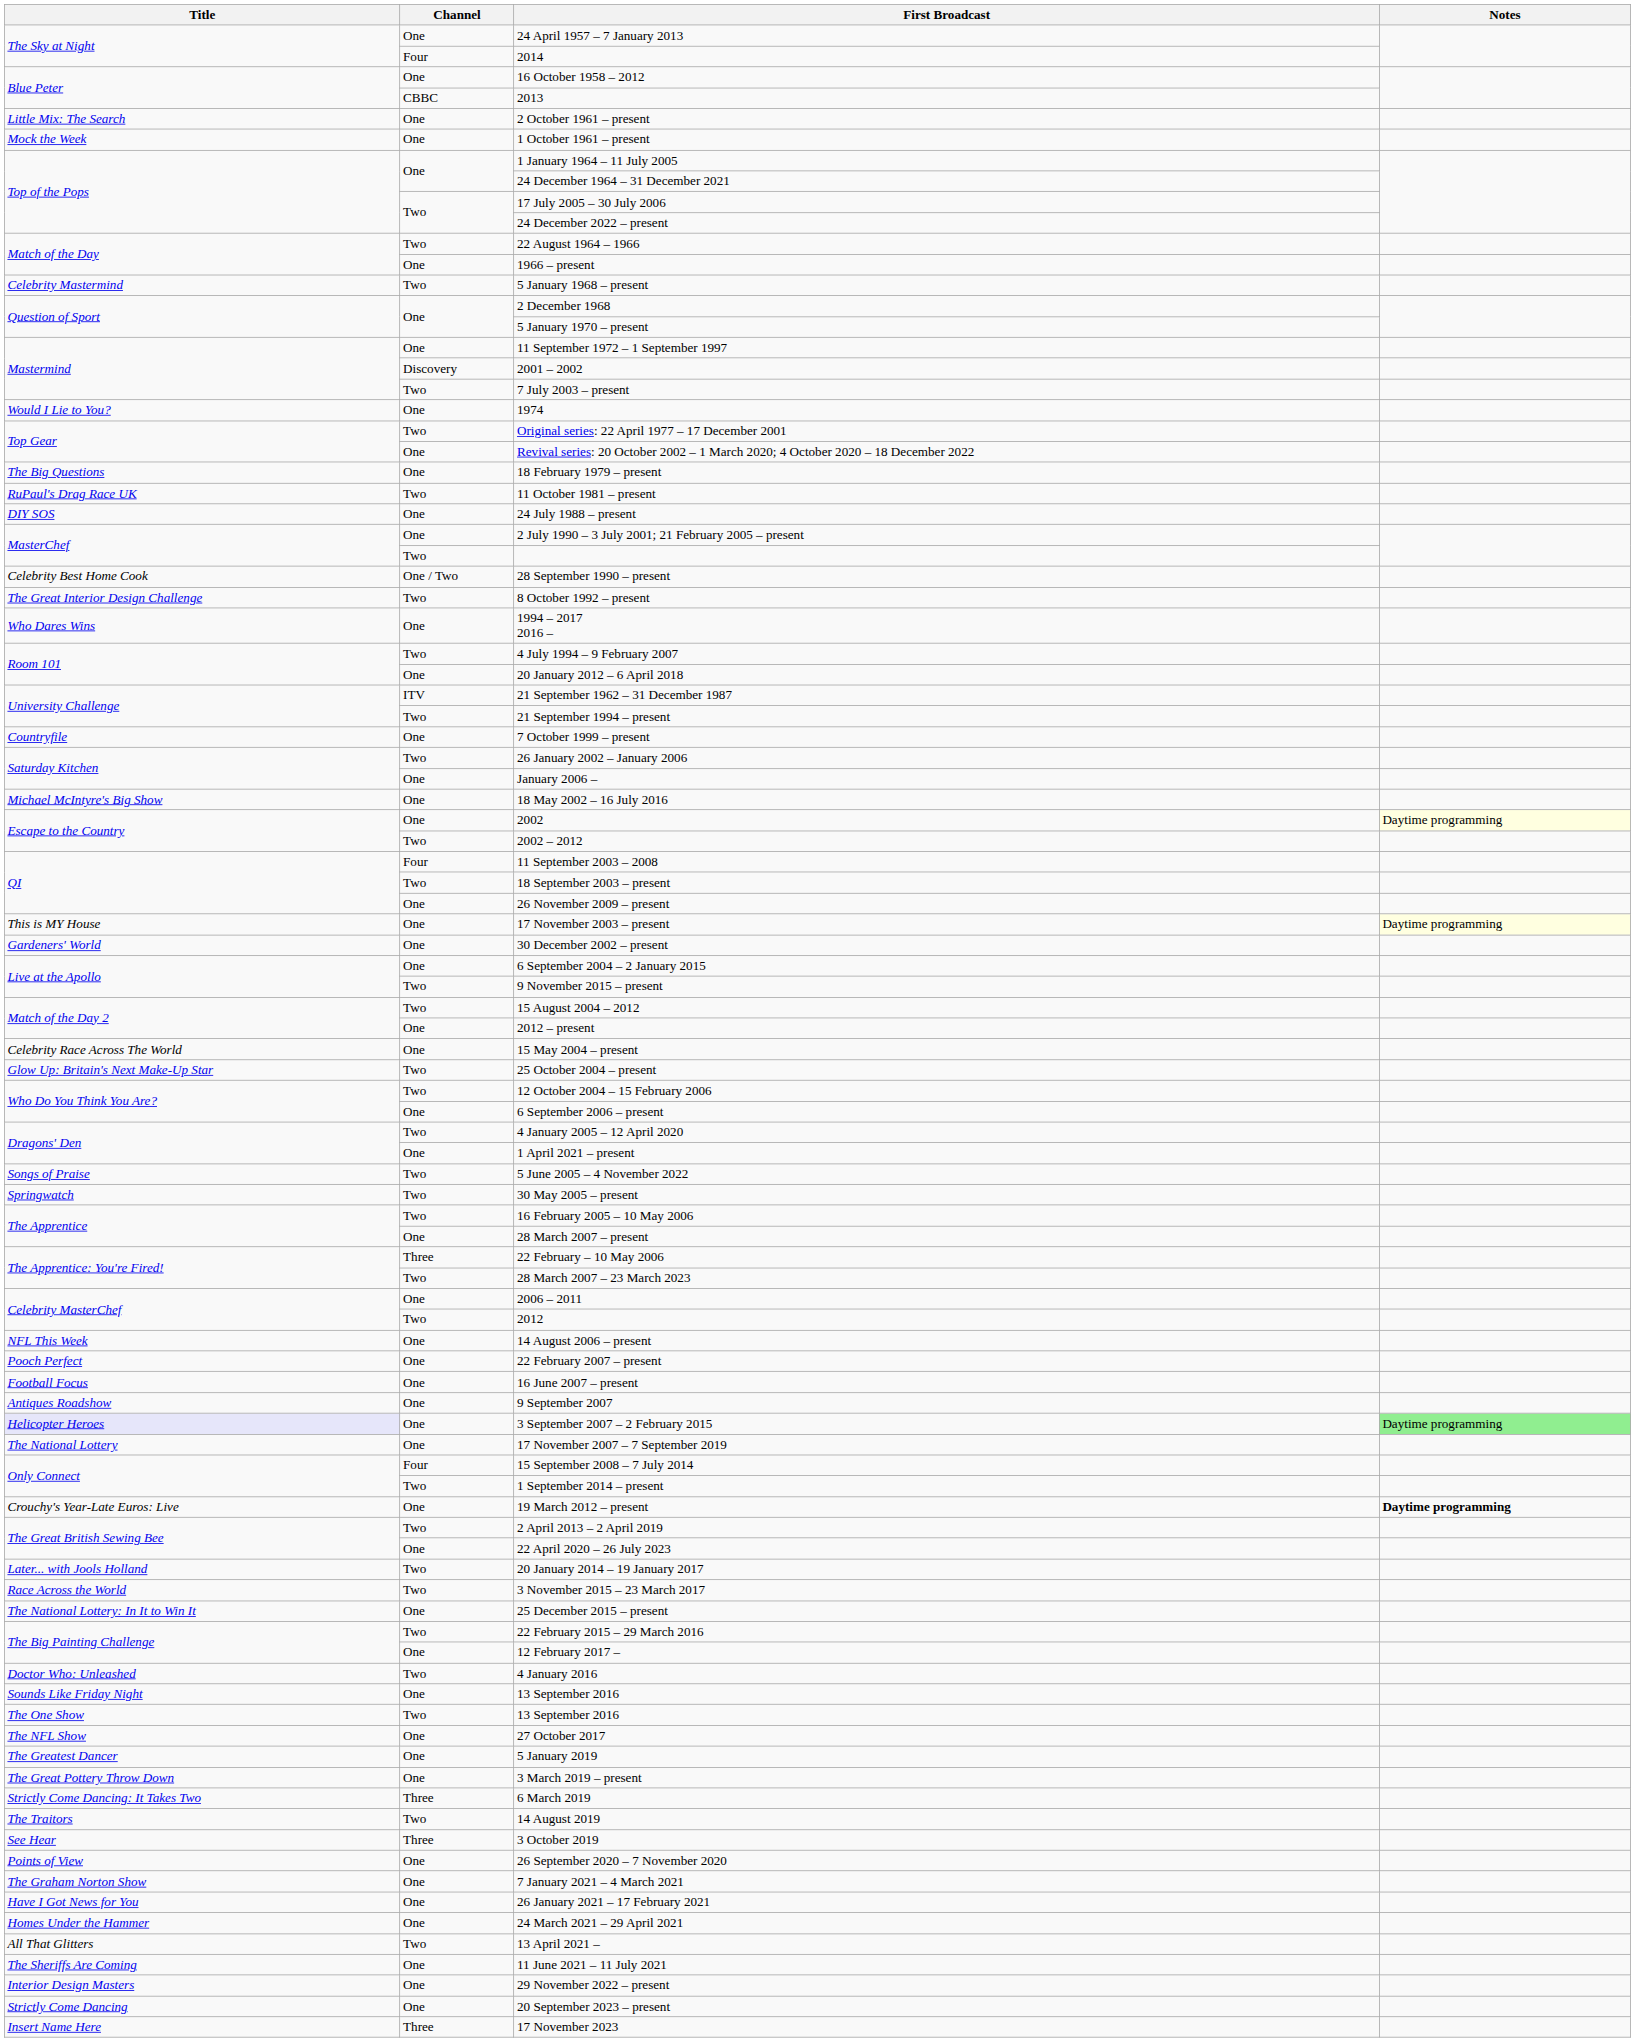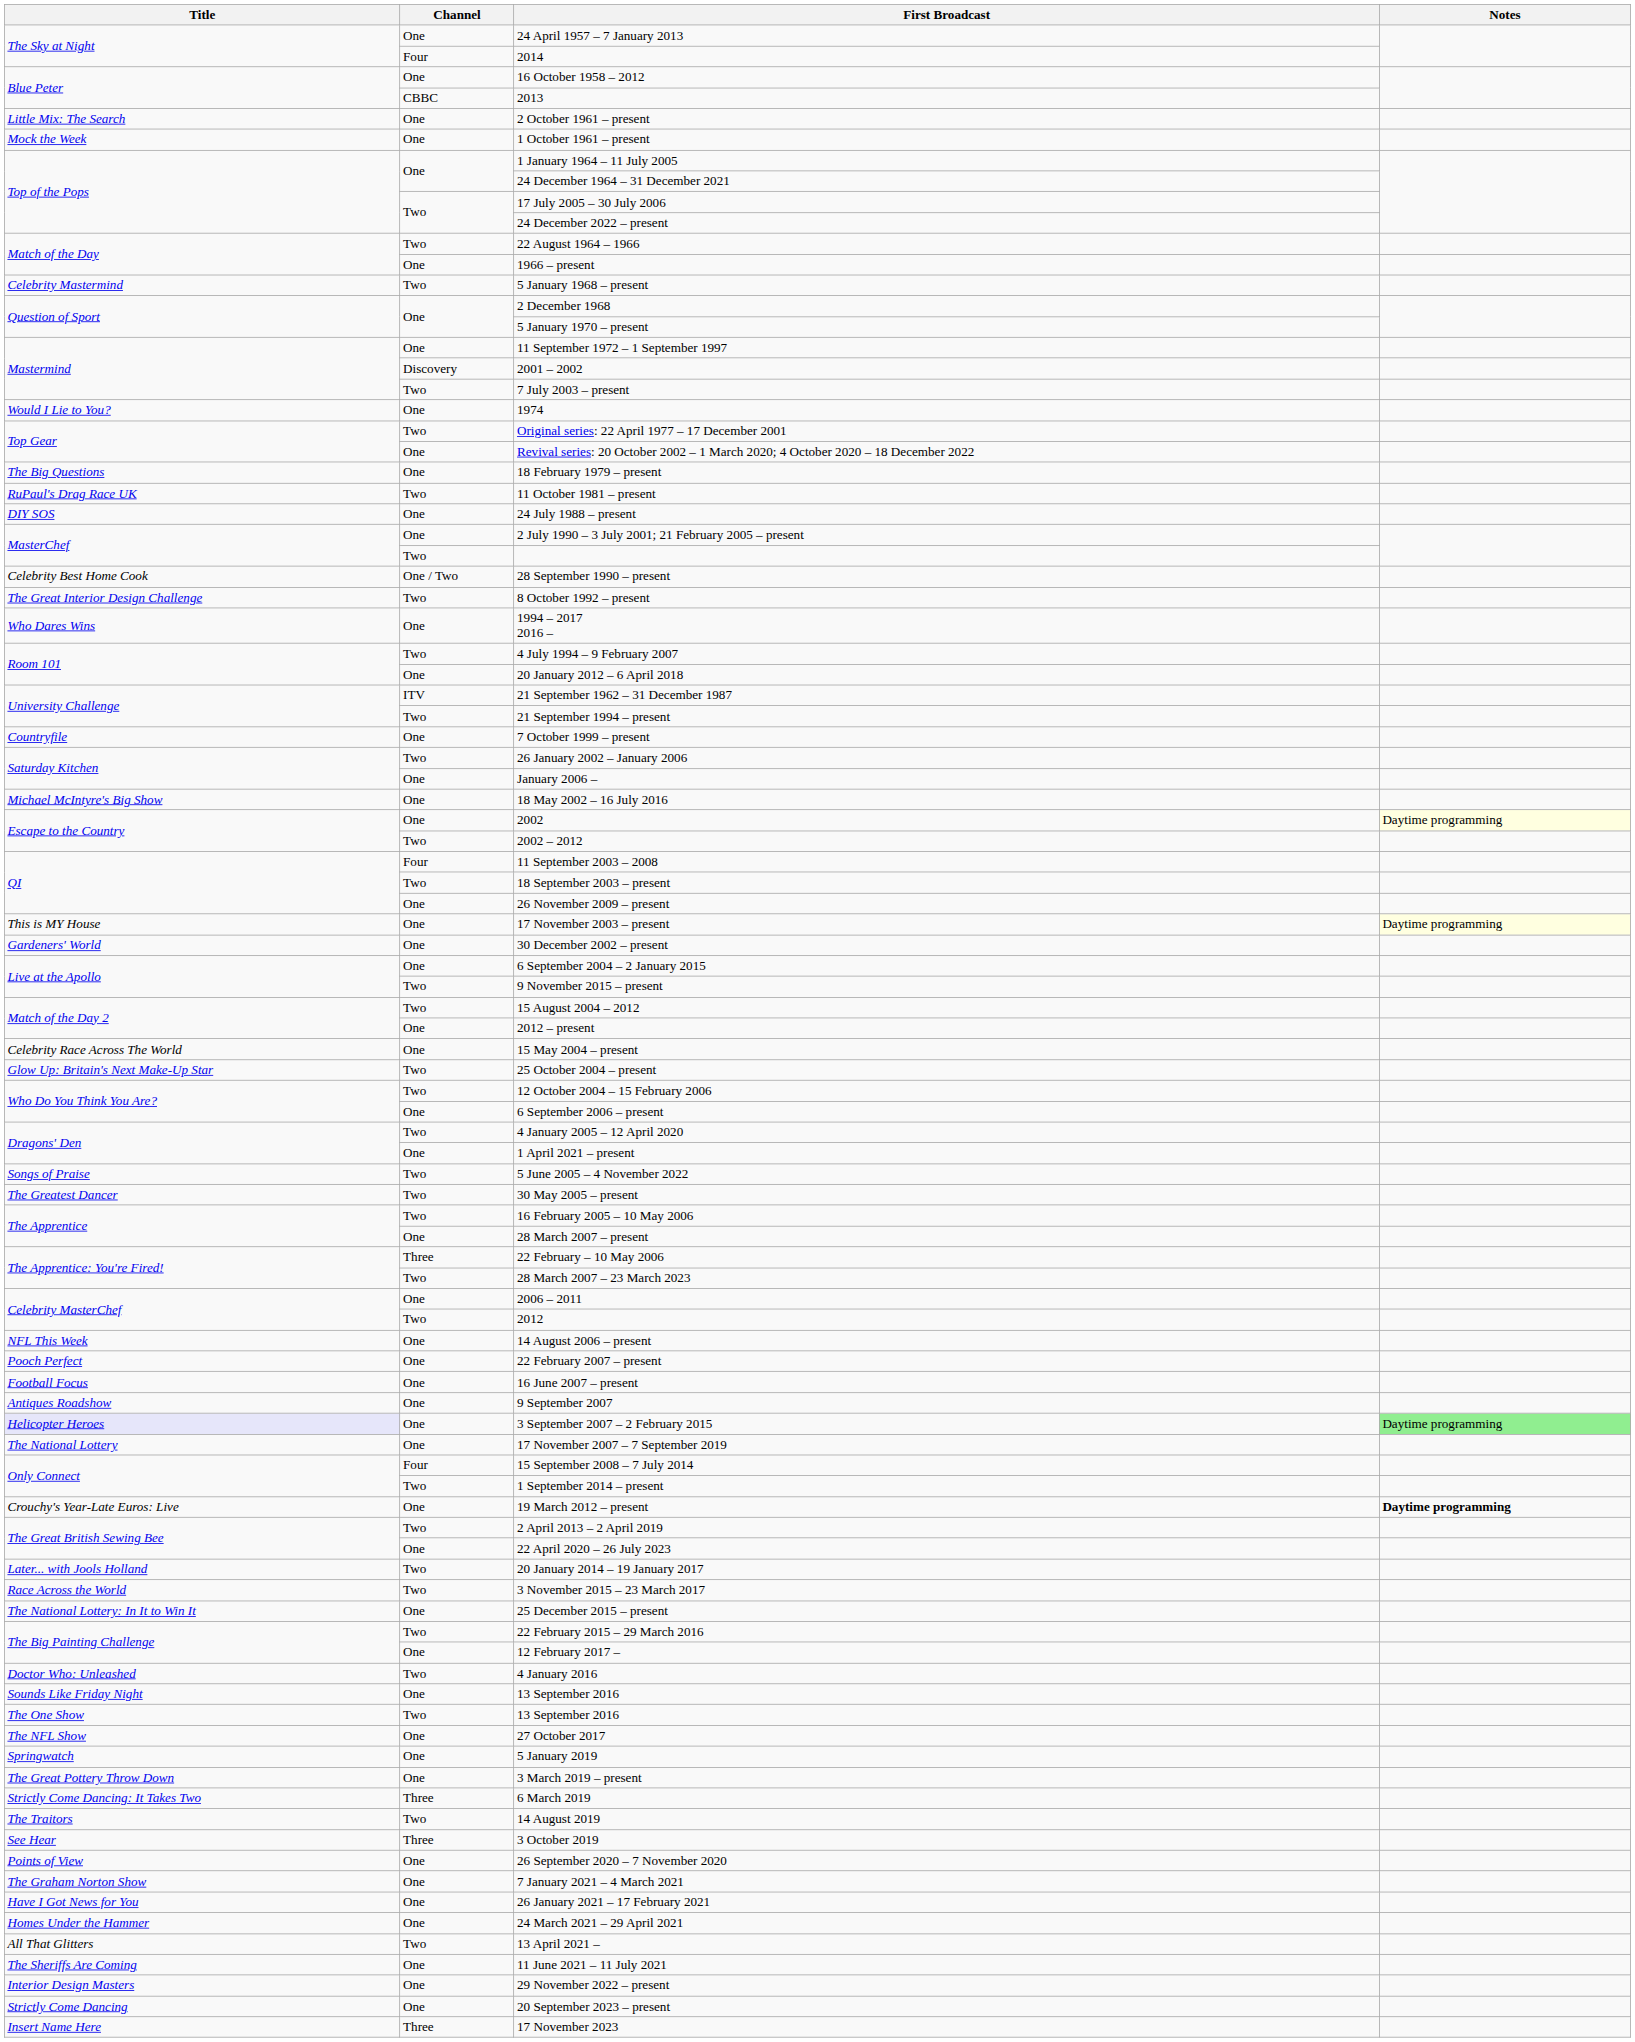(41, 1194) Springwatch -> (63, 1194) The Greatest Dancer
(63, 1756) The Greatest Dancer -> (41, 1756) Springwatch
